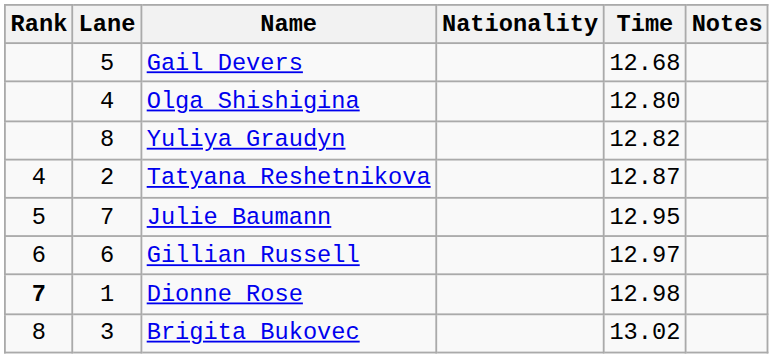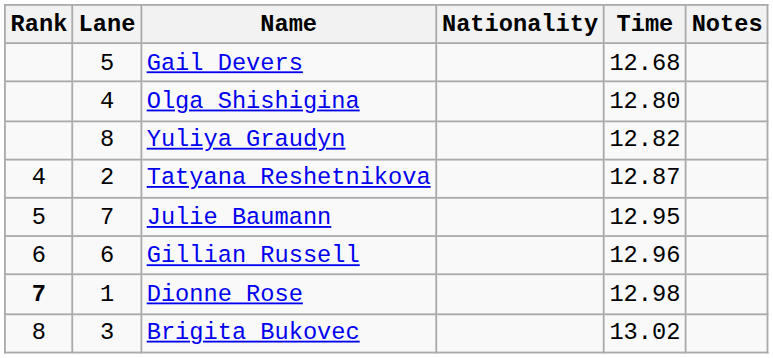(645, 256) 12.97 -> (645, 256) 12.96
